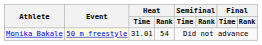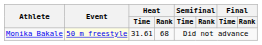(142, 34) 31.01 -> (142, 34) 31.61
(164, 34) 54 -> (164, 34) 68
